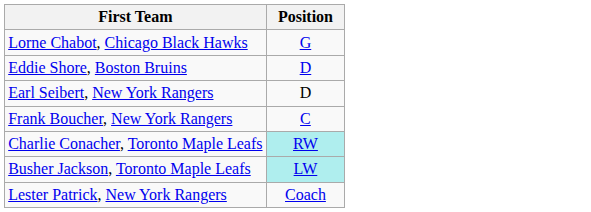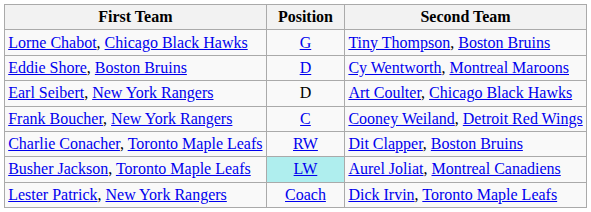+ column: (466, 17)
(305, 144) paleturquoise background -> (305, 144) no background
